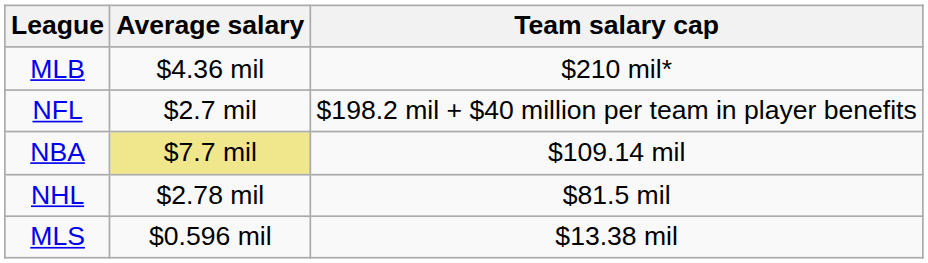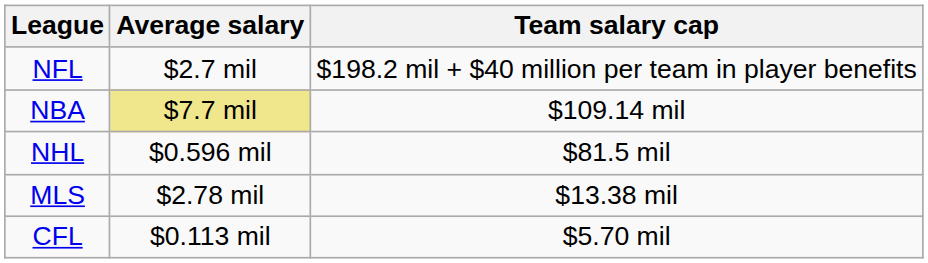- row: (58, 68)
(210, 194) $2.78 mil -> (210, 152) $0.596 mil
(210, 236) $0.596 mil -> (210, 194) $2.78 mil
+ row: (58, 236)
